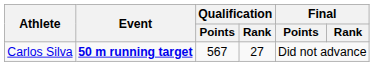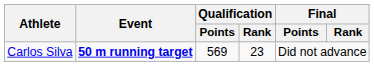(217, 52) 567 -> (217, 52) 569
(257, 52) 27 -> (257, 52) 23
